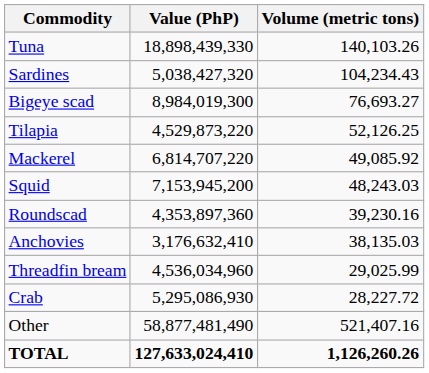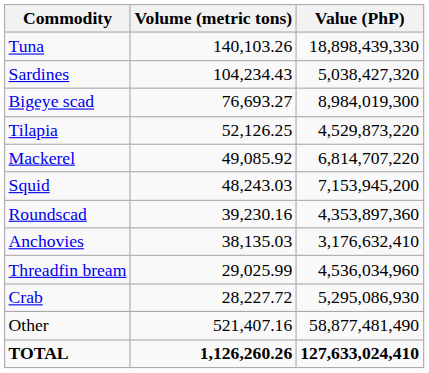columns swapped: (340, 18) <-> (194, 18)
